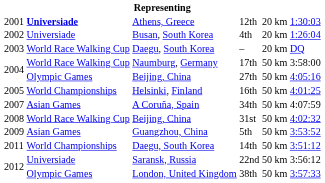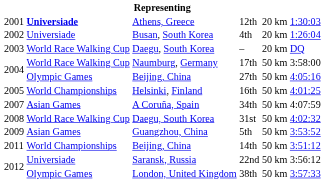(162, 118) Beijing, China -> (173, 118) Daegu, South Korea
(173, 146) Daegu, South Korea -> (162, 146) Beijing, China
